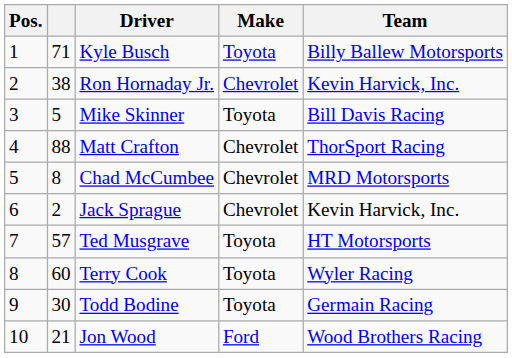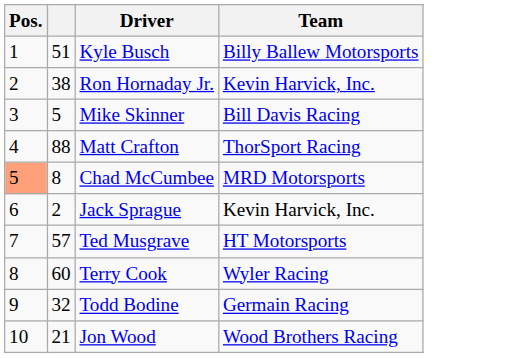- column: (261, 20)
(61, 52) 71 -> (61, 52) 51
(14, 178) no background -> (14, 178) lightsalmon background
(61, 304) 30 -> (61, 304) 32
